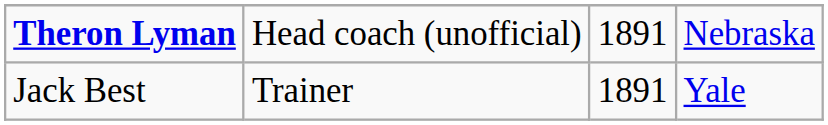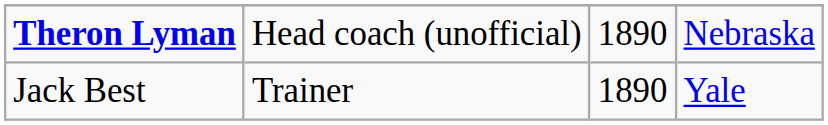(633, 33) 1891 -> (633, 33) 1890
(633, 90) 1891 -> (633, 90) 1890
